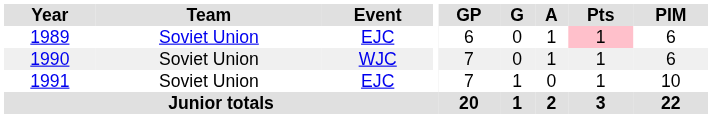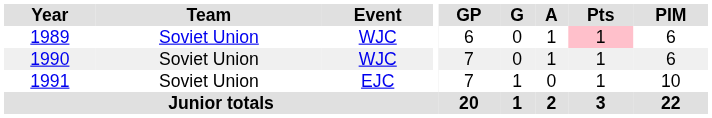(378, 36) EJC -> (378, 36) WJC
